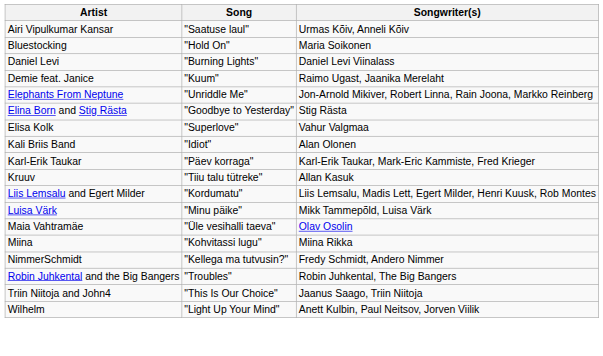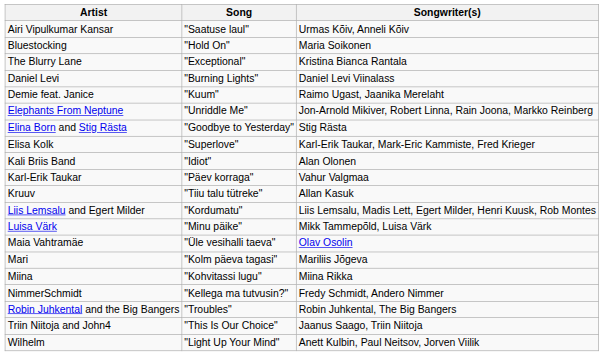+ row: (45, 62)
(334, 128) Vahur Valgmaa -> (417, 144) Karl-Erik Taukar, Mark-Eric Kammiste, Fred Krieger
(417, 161) Karl-Erik Taukar, Mark-Eric Kammiste, Fred Krieger -> (334, 177) Vahur Valgmaa
+ row: (18, 260)
